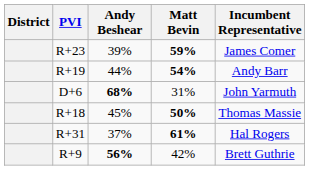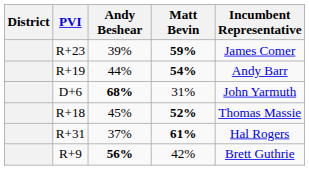(183, 112) 50% -> (183, 112) 52%
